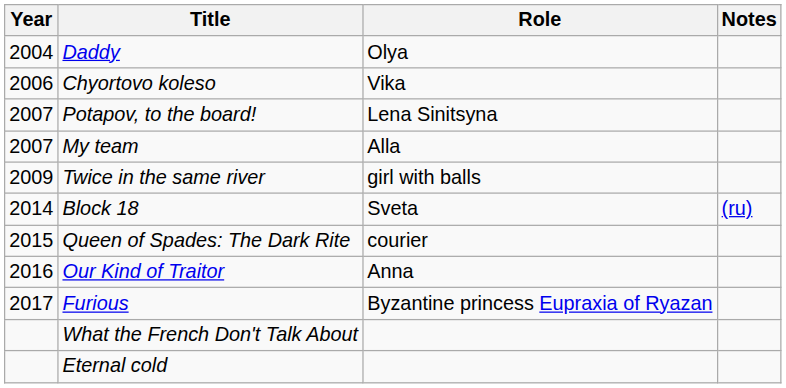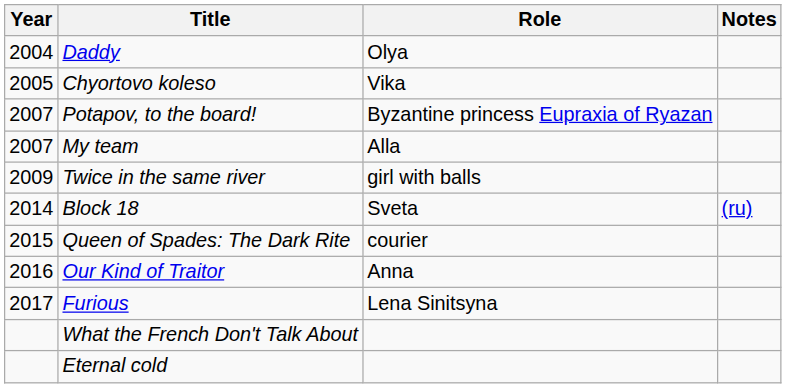(31, 83) 2006 -> (31, 83) 2005
(432, 114) Lena Sinitsyna -> (540, 114) Byzantine princess Eupraxia of Ryazan
(540, 303) Byzantine princess Eupraxia of Ryazan -> (432, 303) Lena Sinitsyna
